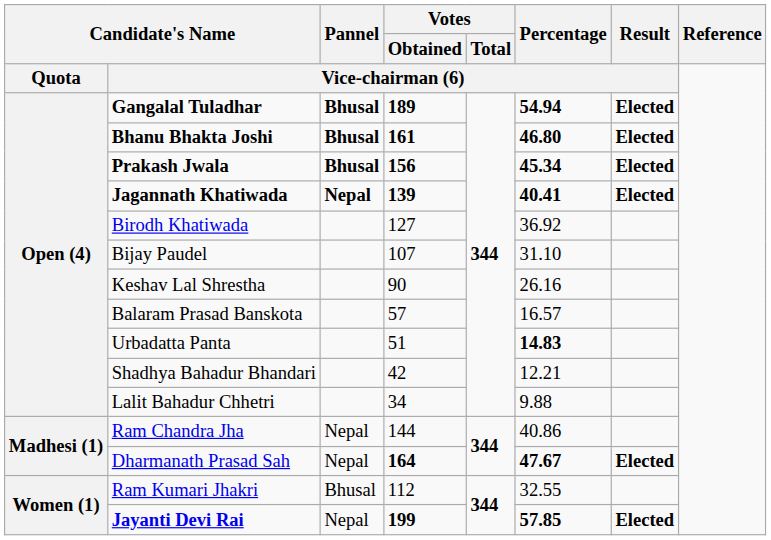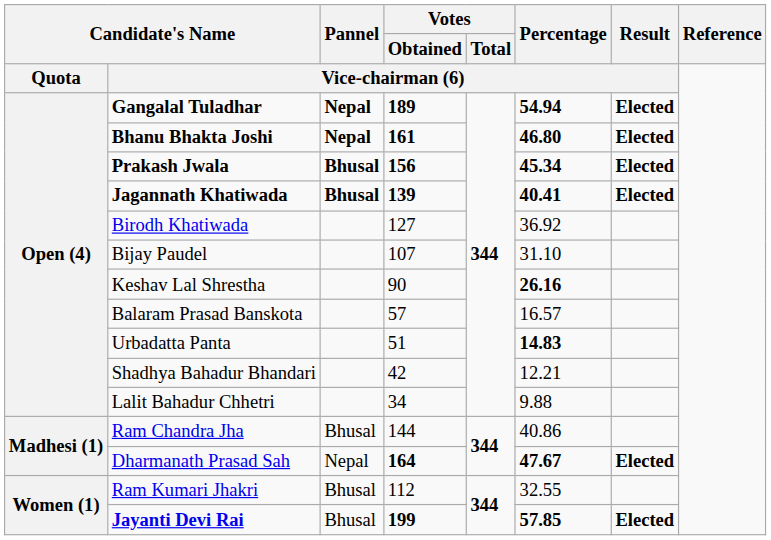(352, 107) Bhusal -> (348, 107) Nepal
(352, 136) Bhusal -> (348, 136) Nepal
(348, 195) Nepal -> (352, 195) Bhusal
(540, 284) normal -> (540, 284) bold
(347, 431) Nepal -> (350, 431) Bhusal
(347, 519) Nepal -> (350, 519) Bhusal
